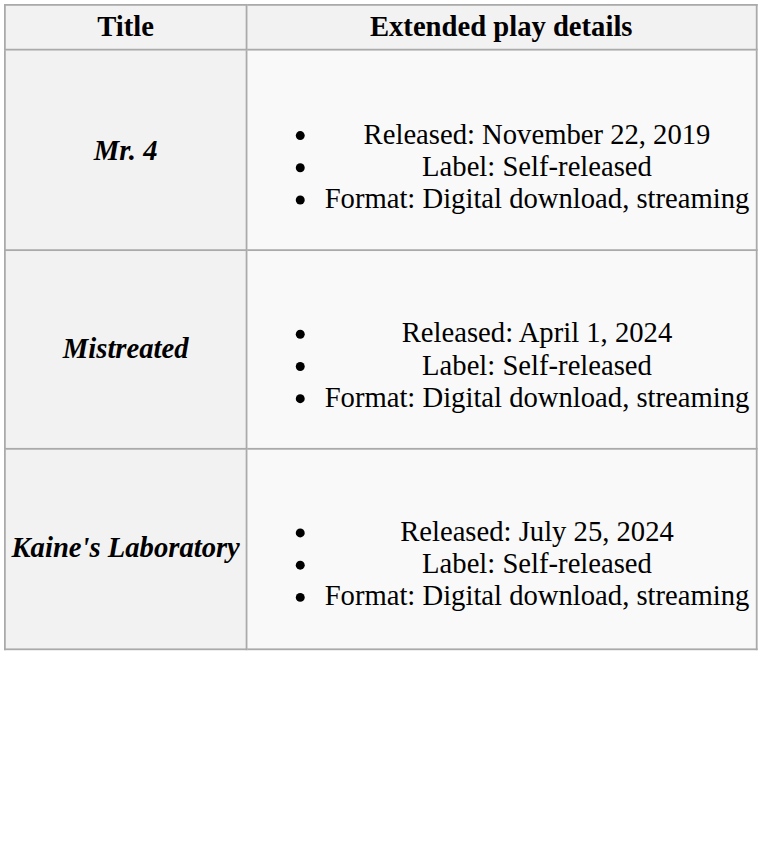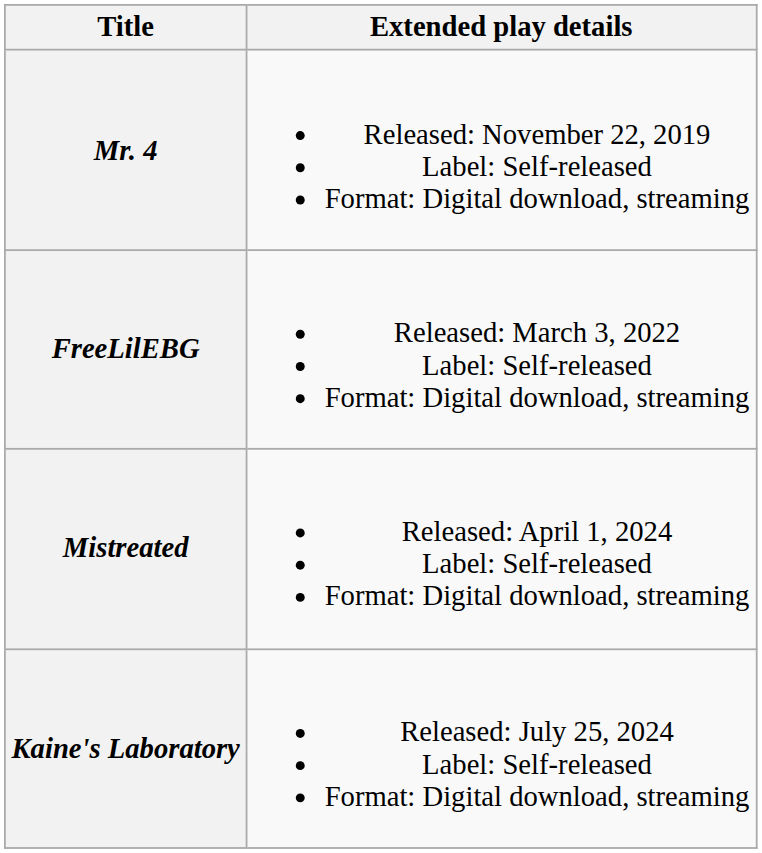+ row: (126, 348)
